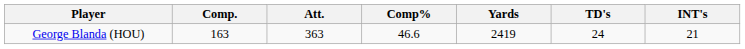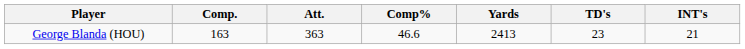(503, 33) 2419 -> (503, 33) 2413
(598, 33) 24 -> (598, 33) 23
